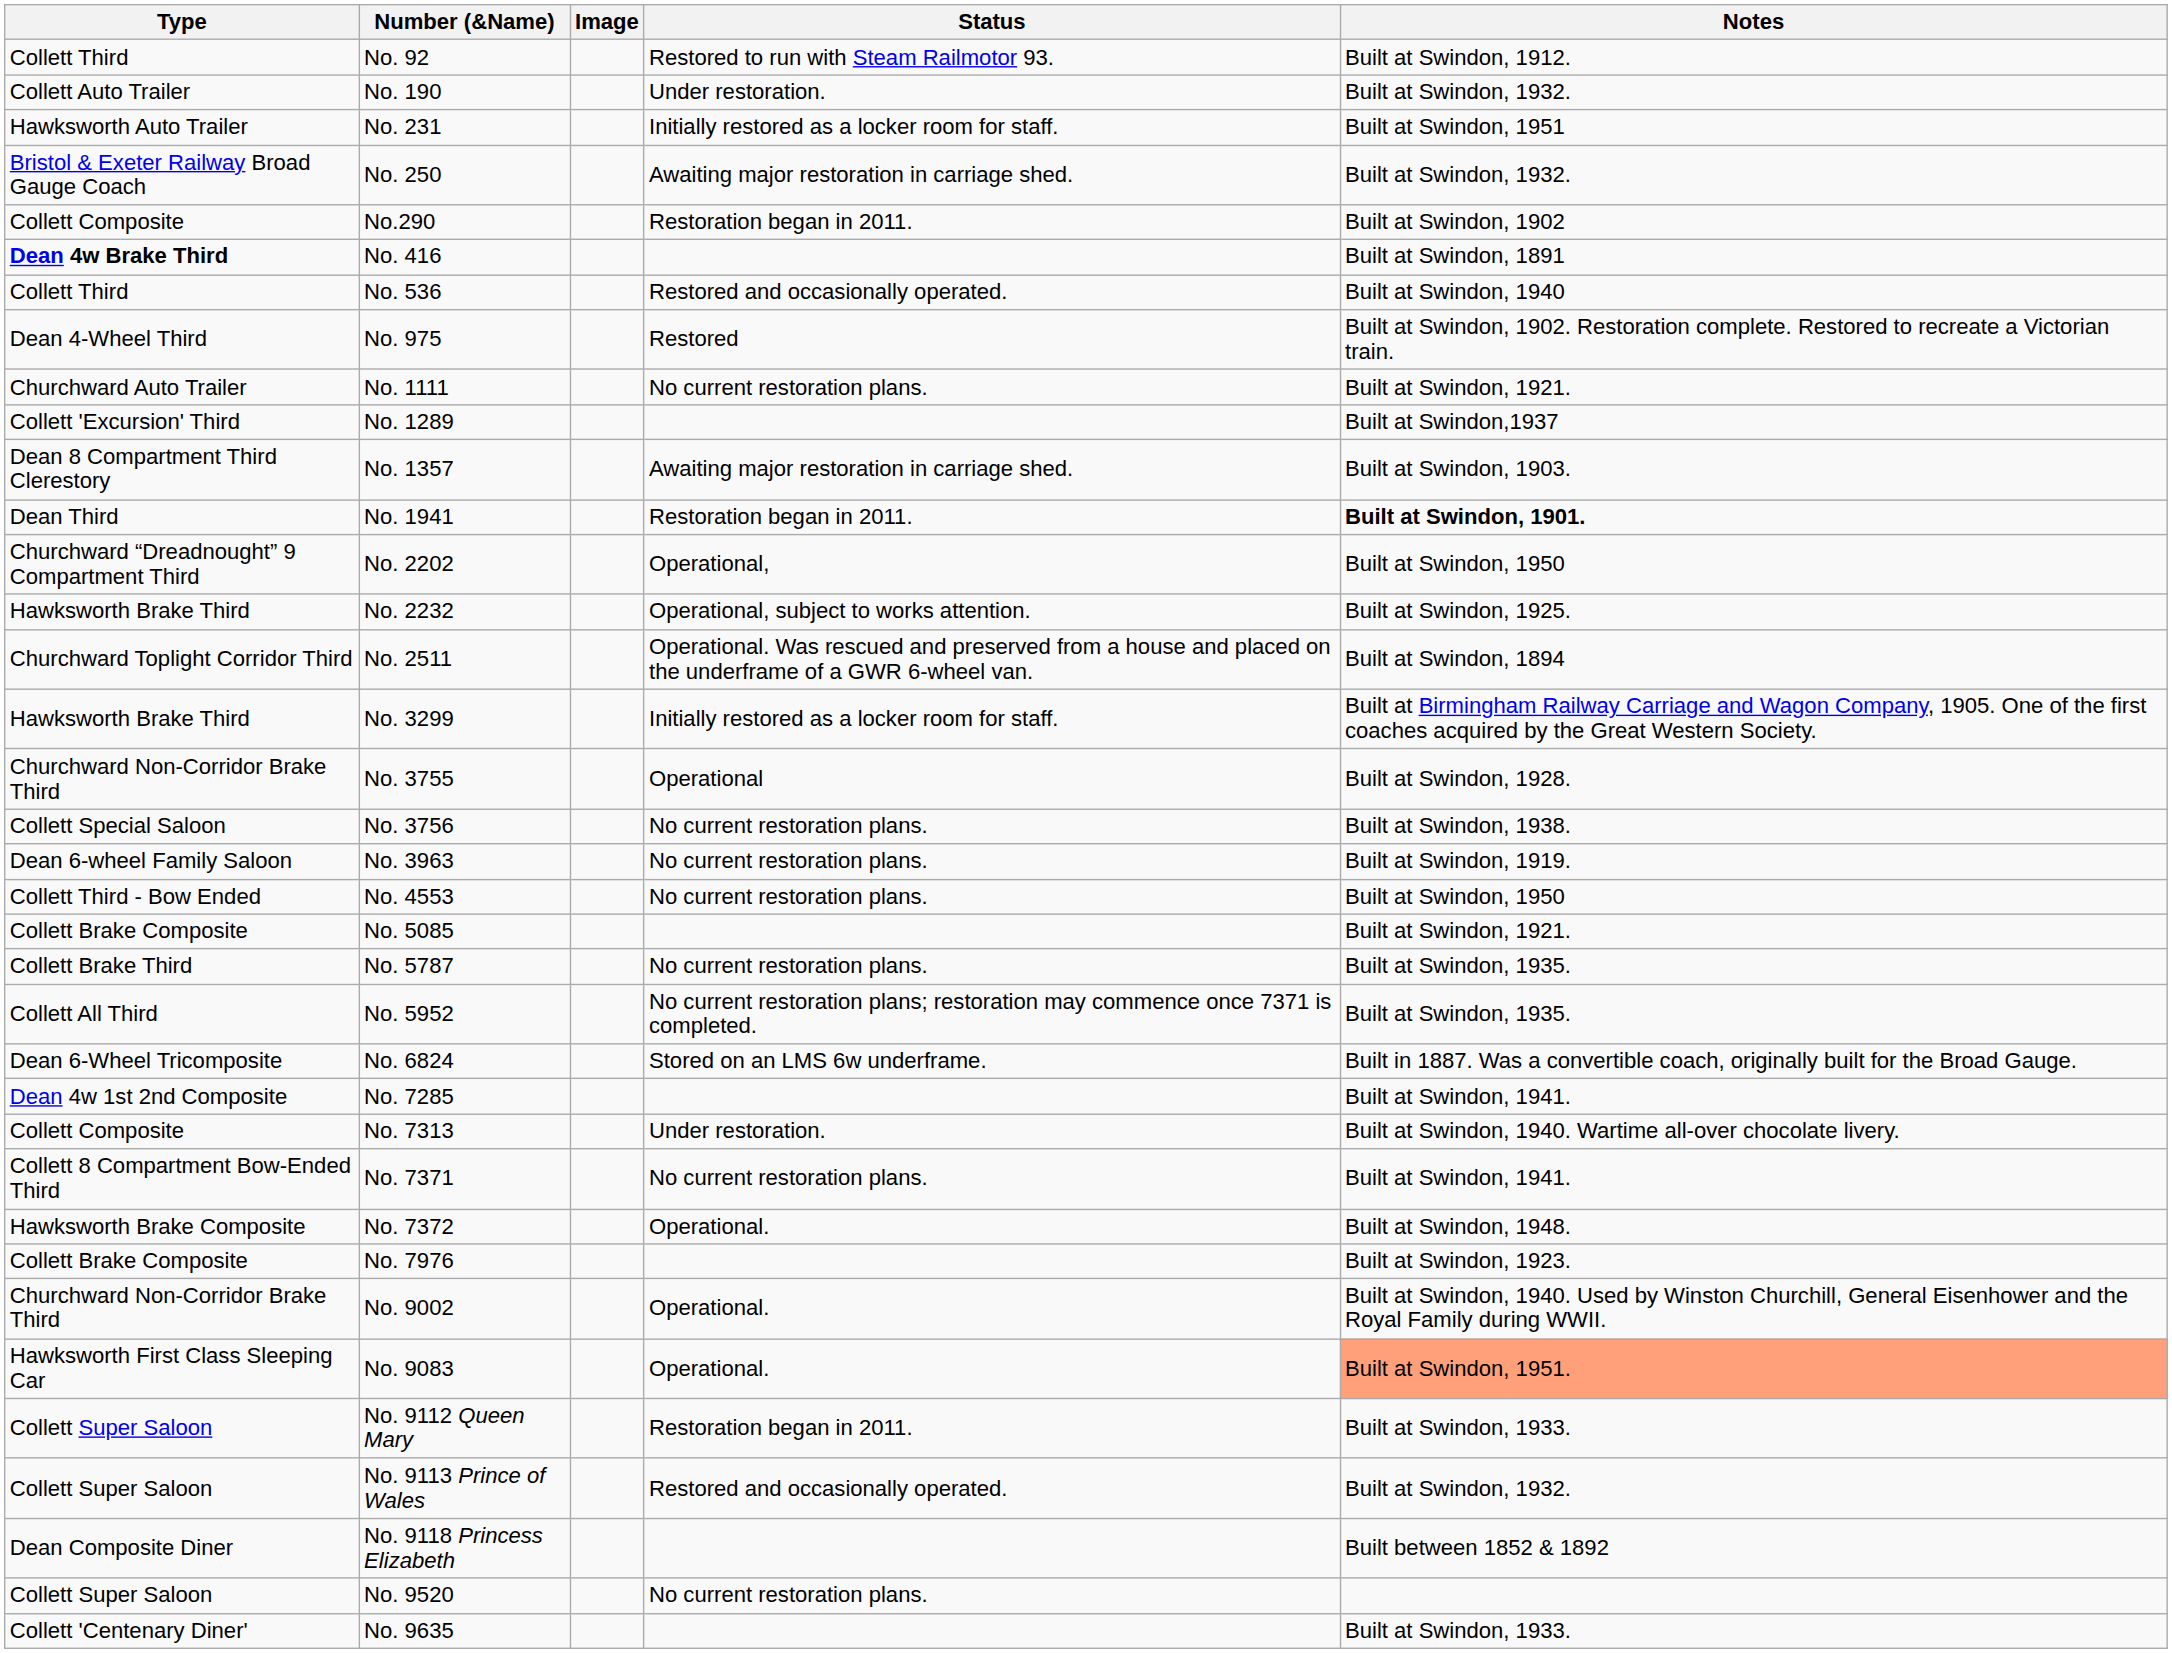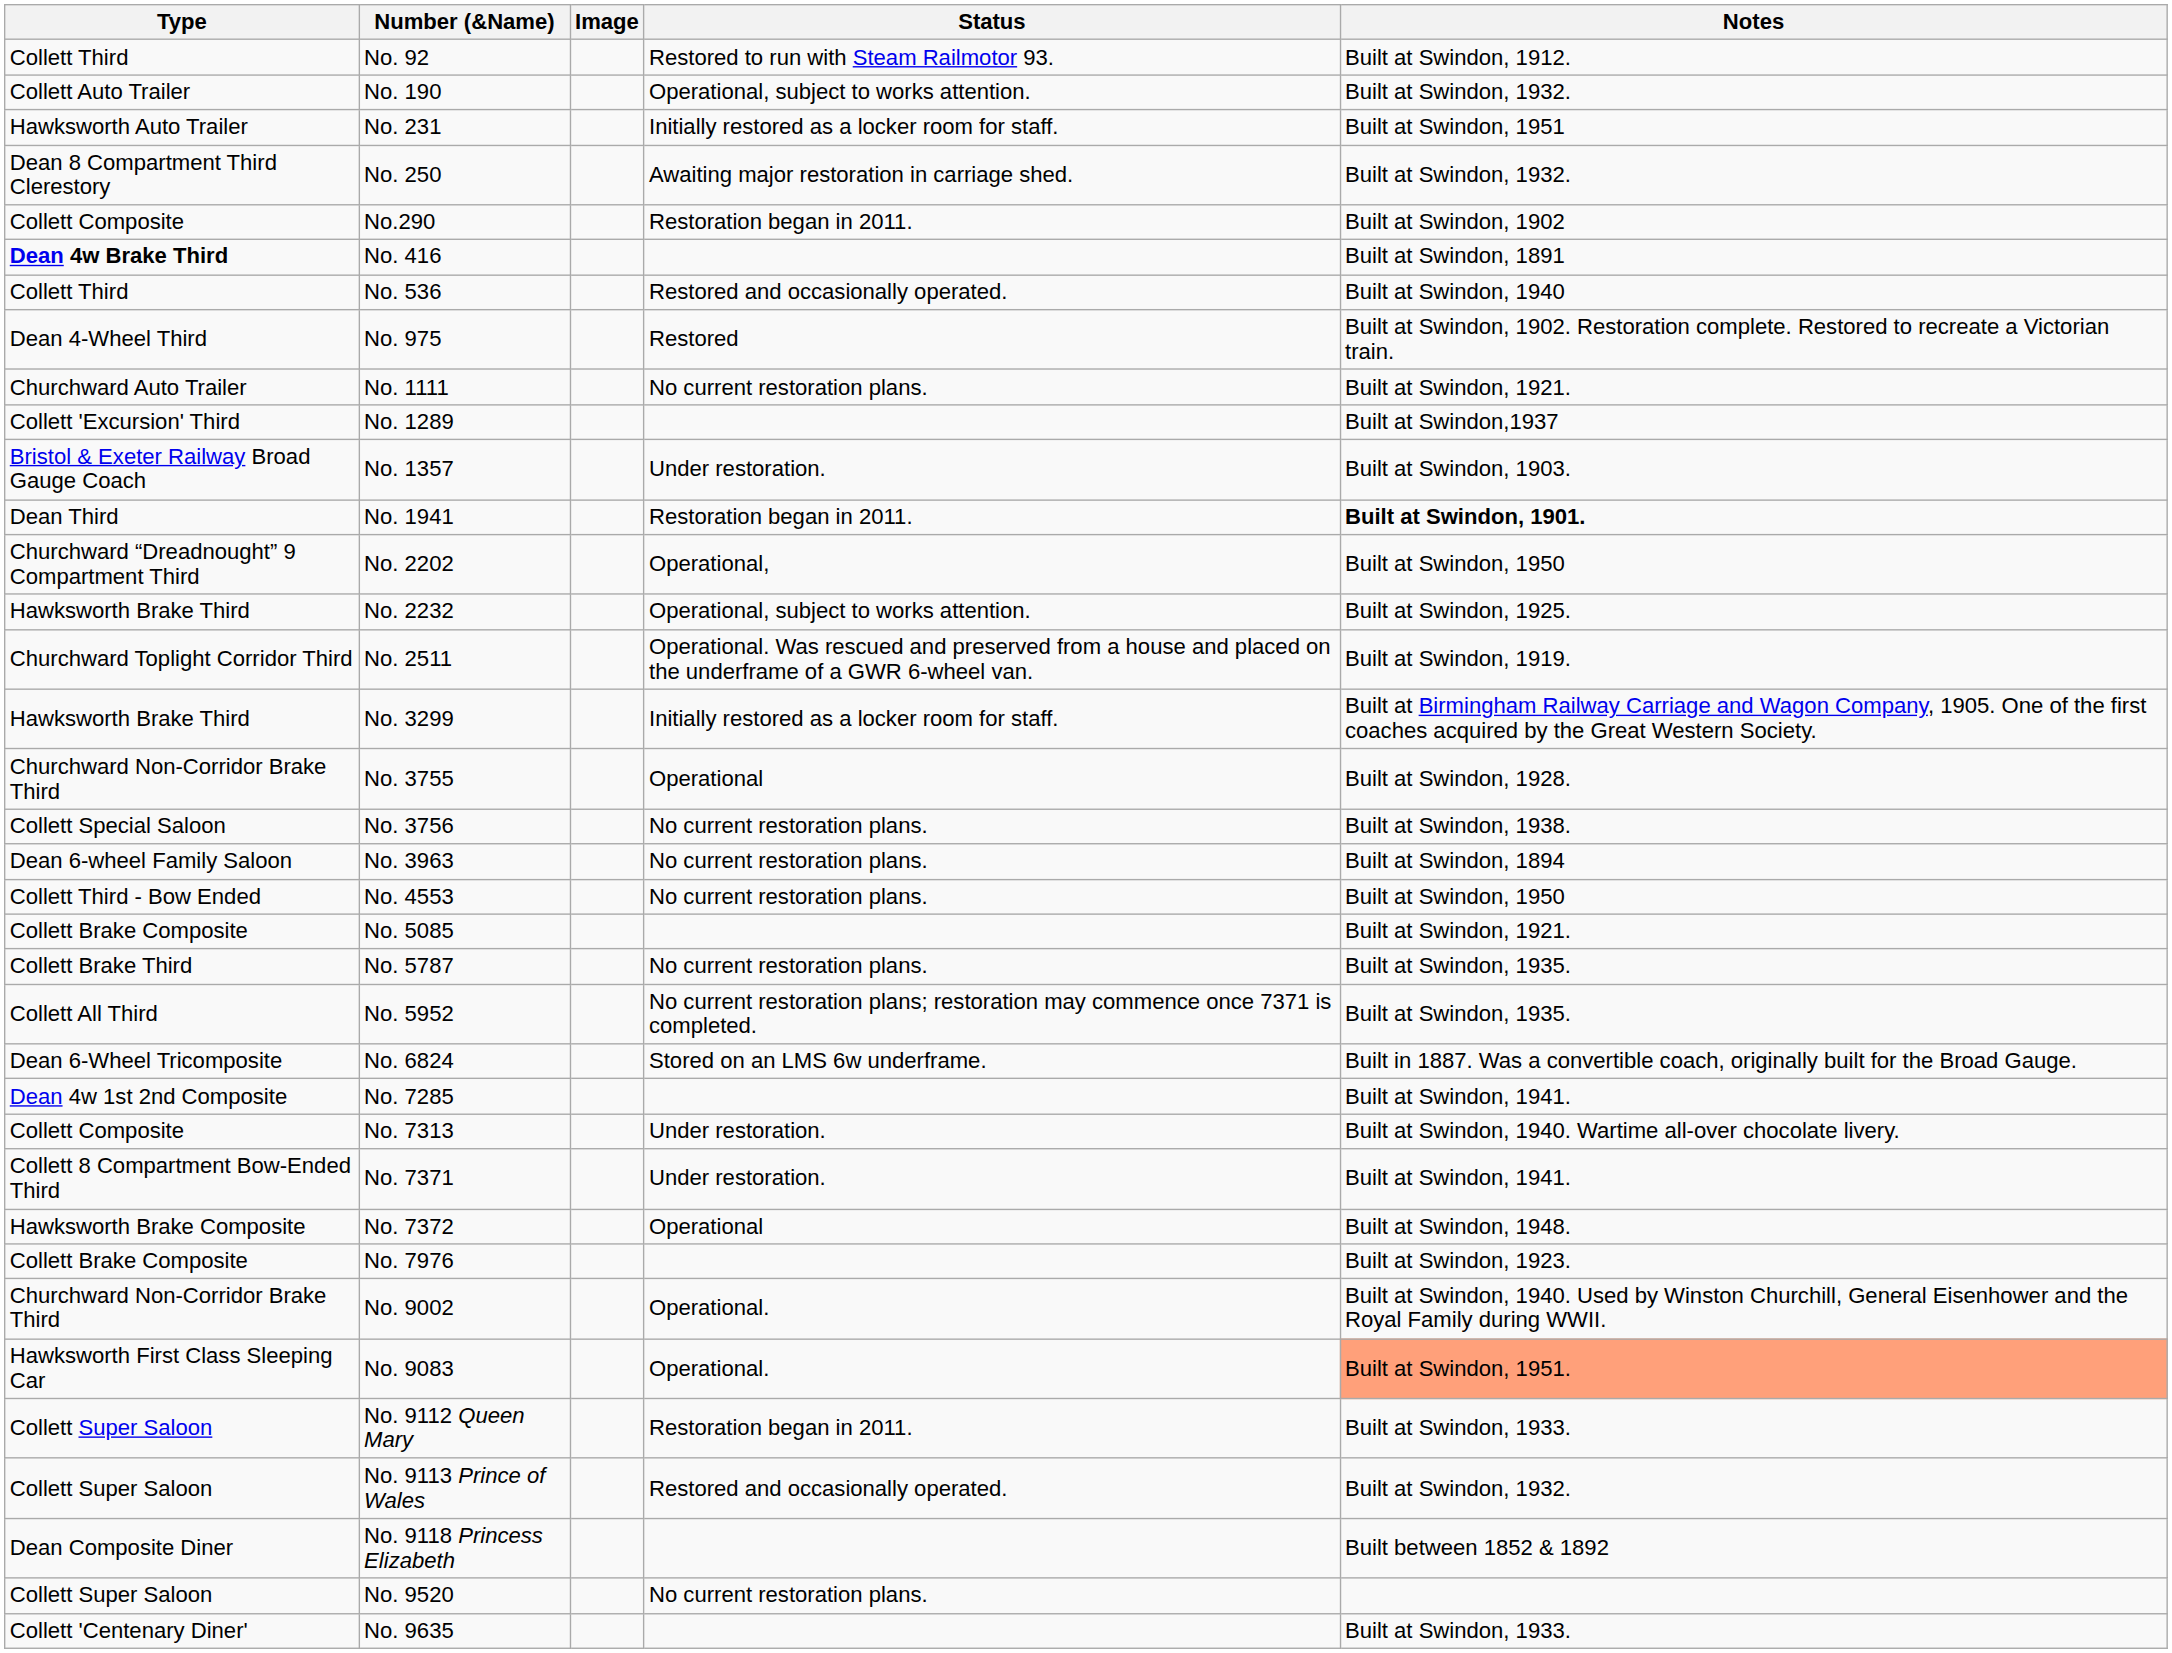(737, 92) Under restoration. -> (840, 92) Operational, subject to works attention.
(160, 174) Bristol & Exeter Railway Broad Gauge Coach -> (143, 174) Dean 8 Compartment Third Clerestory
(143, 469) Dean 8 Compartment Third Clerestory -> (160, 469) Bristol & Exeter Railway Broad Gauge Coach
(861, 469) Awaiting major restoration in carriage shed. -> (737, 469) Under restoration.
(1455, 659) Built at Swindon, 1894 -> (1458, 659) Built at Swindon, 1919.
(1458, 861) Built at Swindon, 1919. -> (1455, 861) Built at Swindon, 1894
(788, 1178) No current restoration plans. -> (737, 1178) Under restoration.
(709, 1226) Operational. -> (706, 1226) Operational
